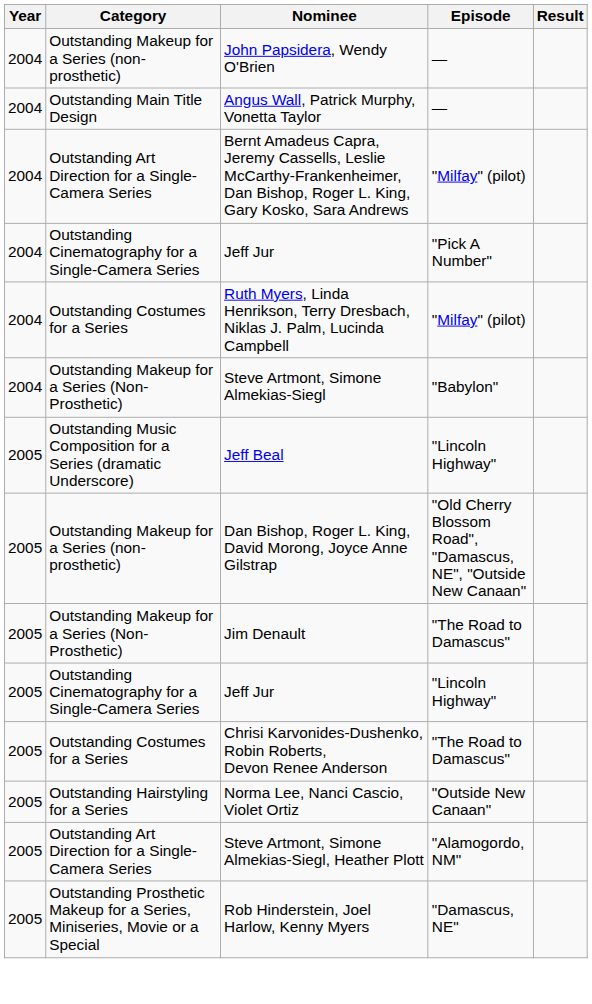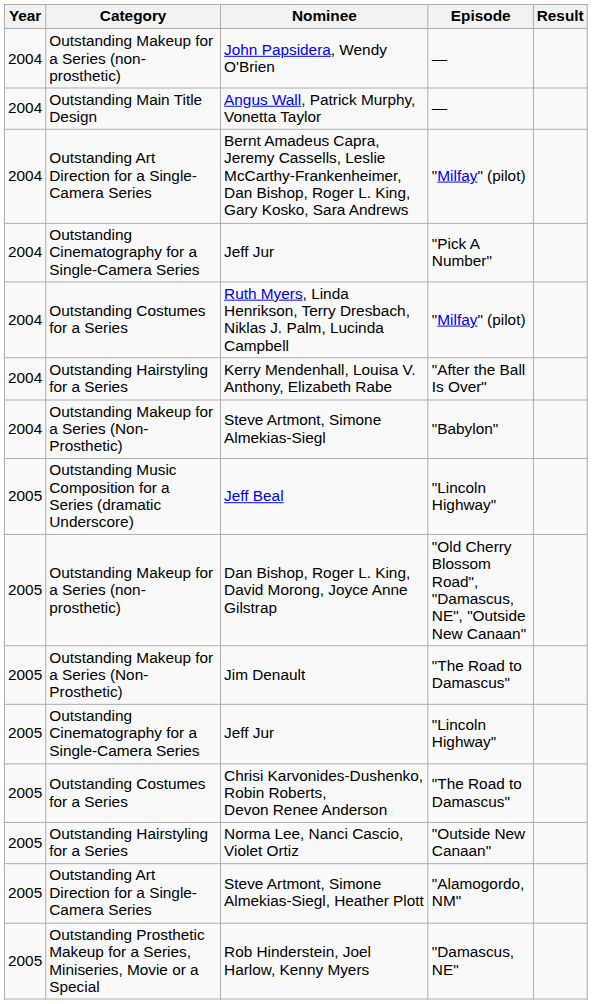+ row: (320, 378)
